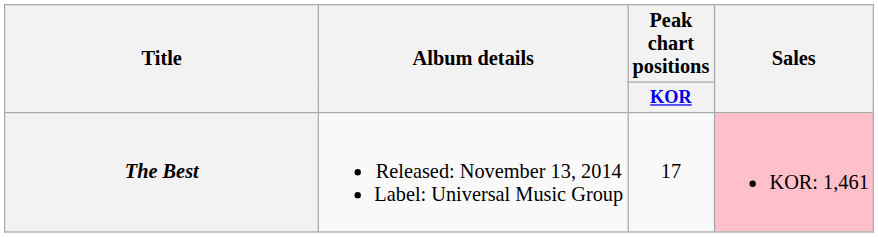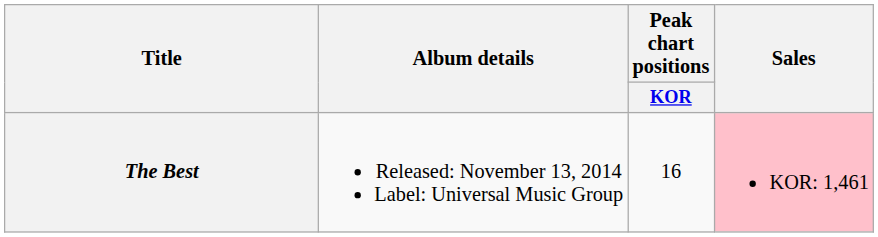(671, 171) 17 -> (671, 171) 16
